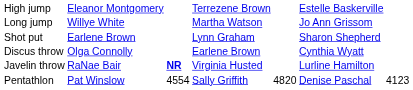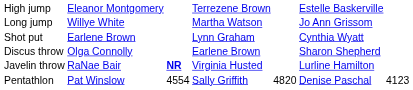(340, 37) Sharon Shepherd -> (331, 37) Cynthia Wyatt
(331, 51) Cynthia Wyatt -> (340, 51) Sharon Shepherd
